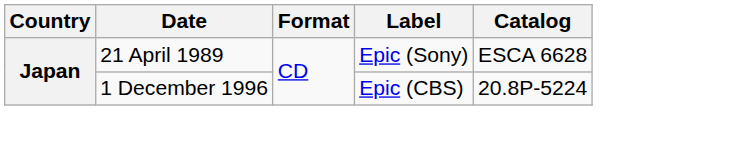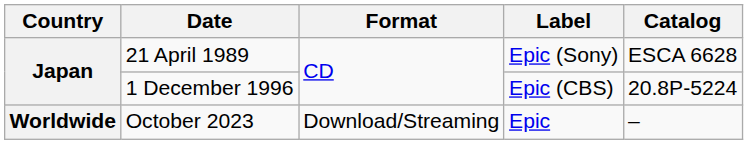+ row: (190, 121)
